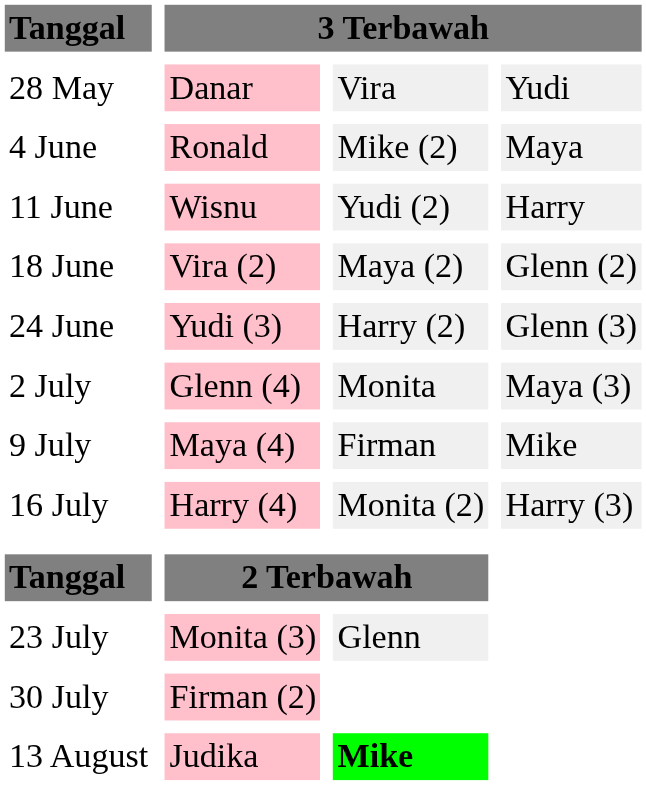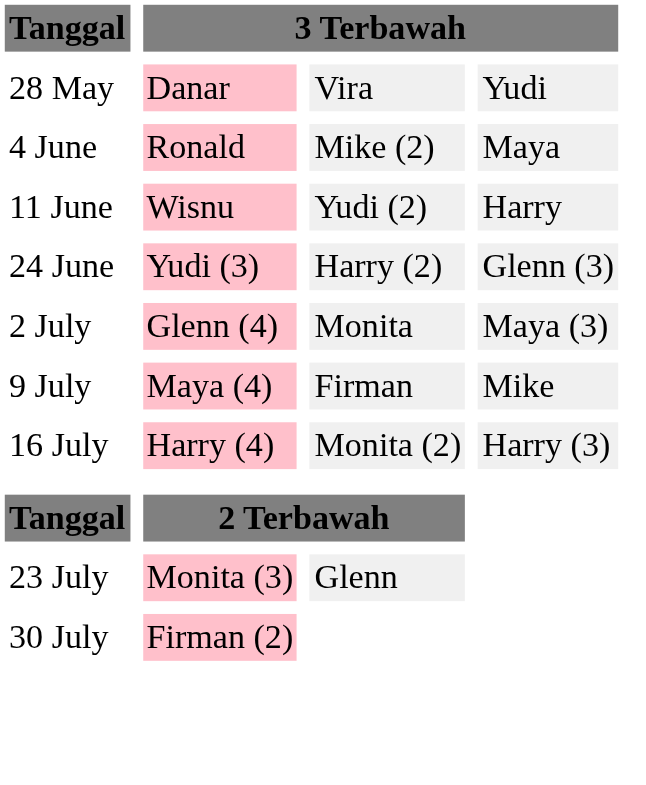- row: (62, 266)
- row: (79, 756)
